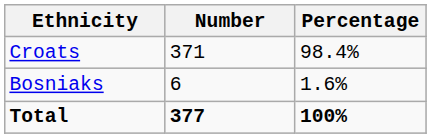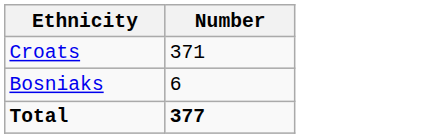- column: (360, 21)
